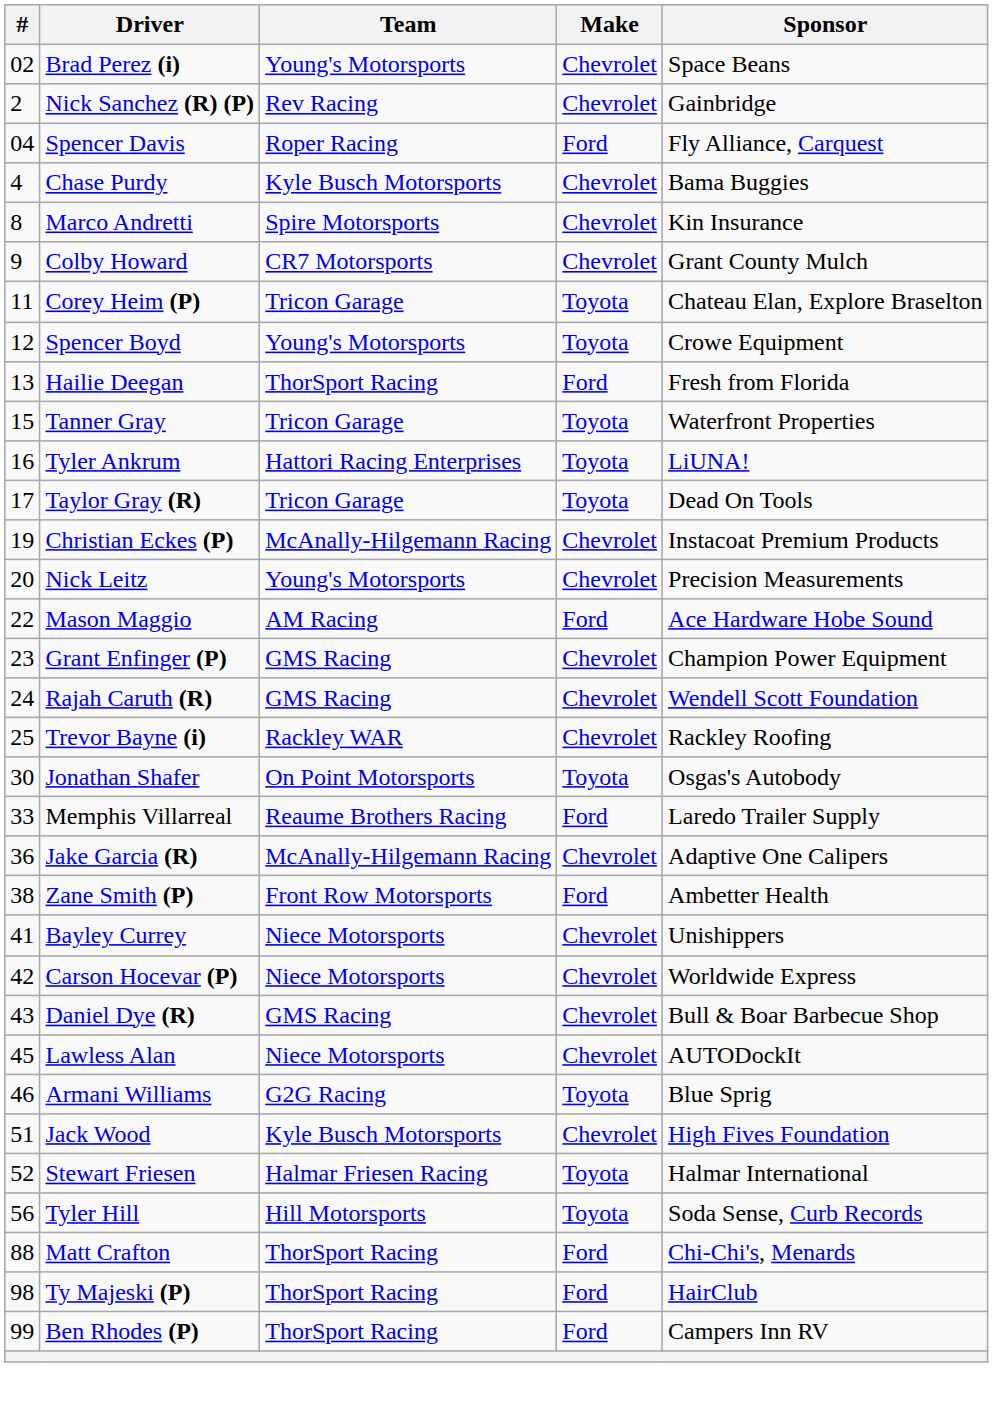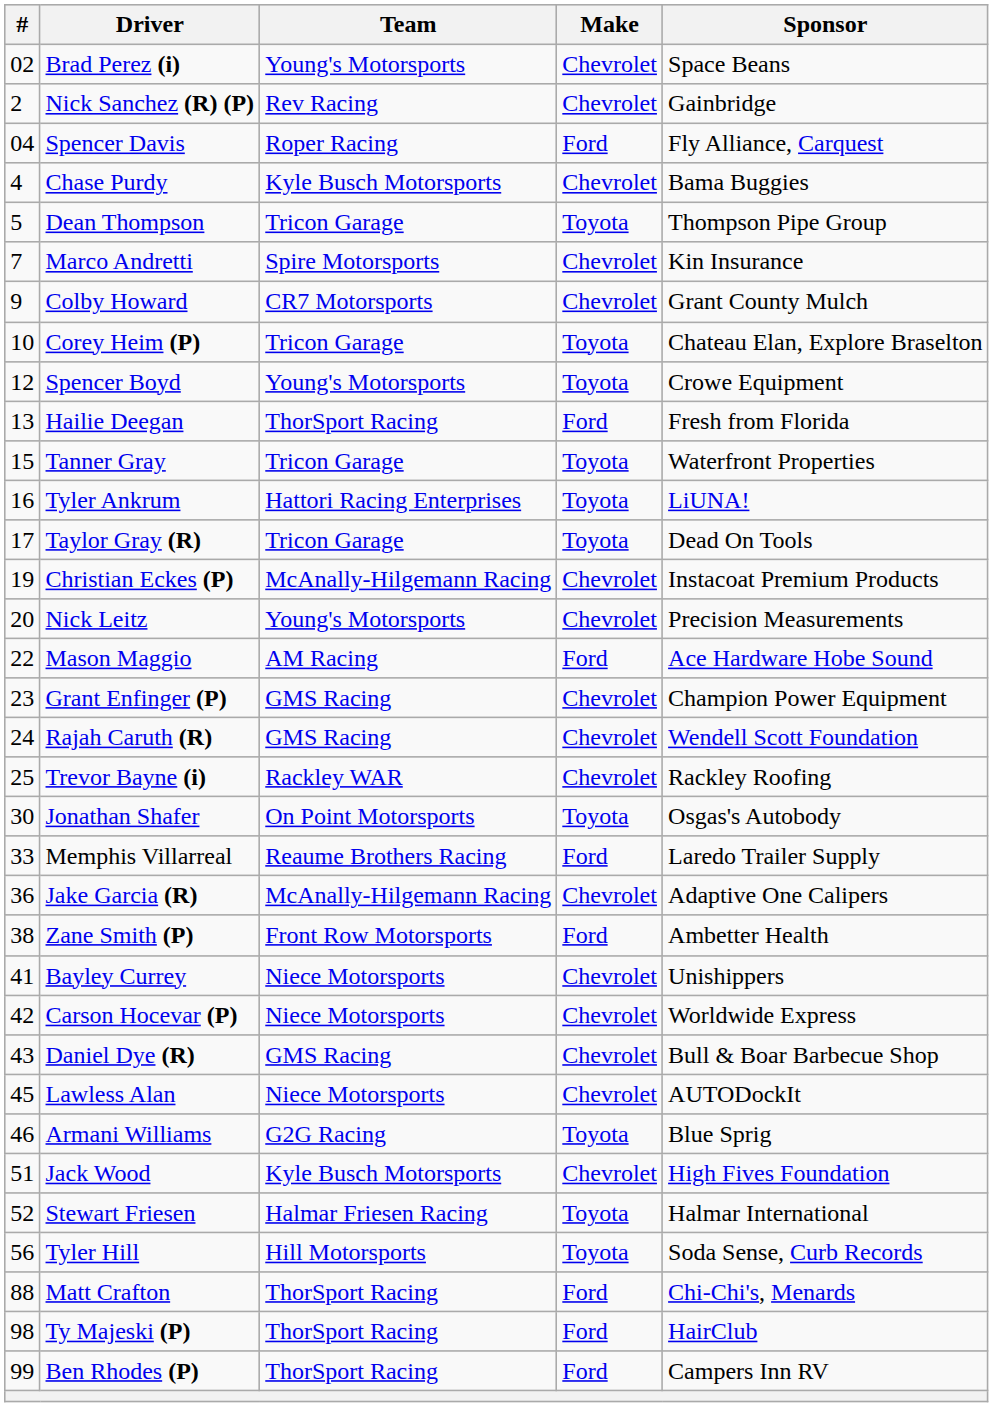+ row: (125, 222)
(16, 222) 8 -> (16, 262) 7
(22, 301) 11 -> (22, 341) 10
